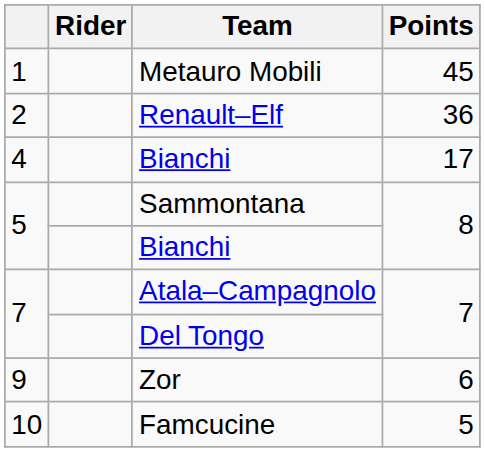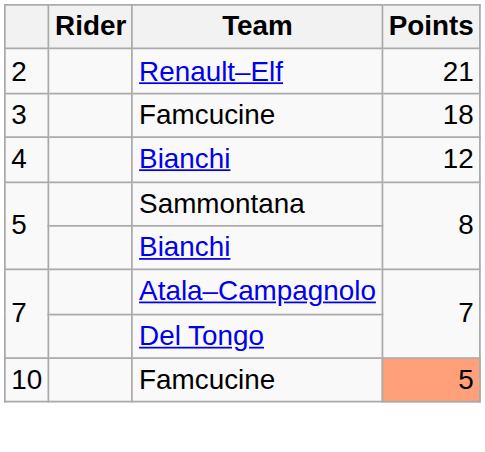- row: (19, 70)
(458, 114) 36 -> (458, 70) 21
+ row: (19, 114)
(458, 159) 17 -> (458, 159) 12
- row: (19, 379)
(466, 423) no background -> (466, 379) lightsalmon background
